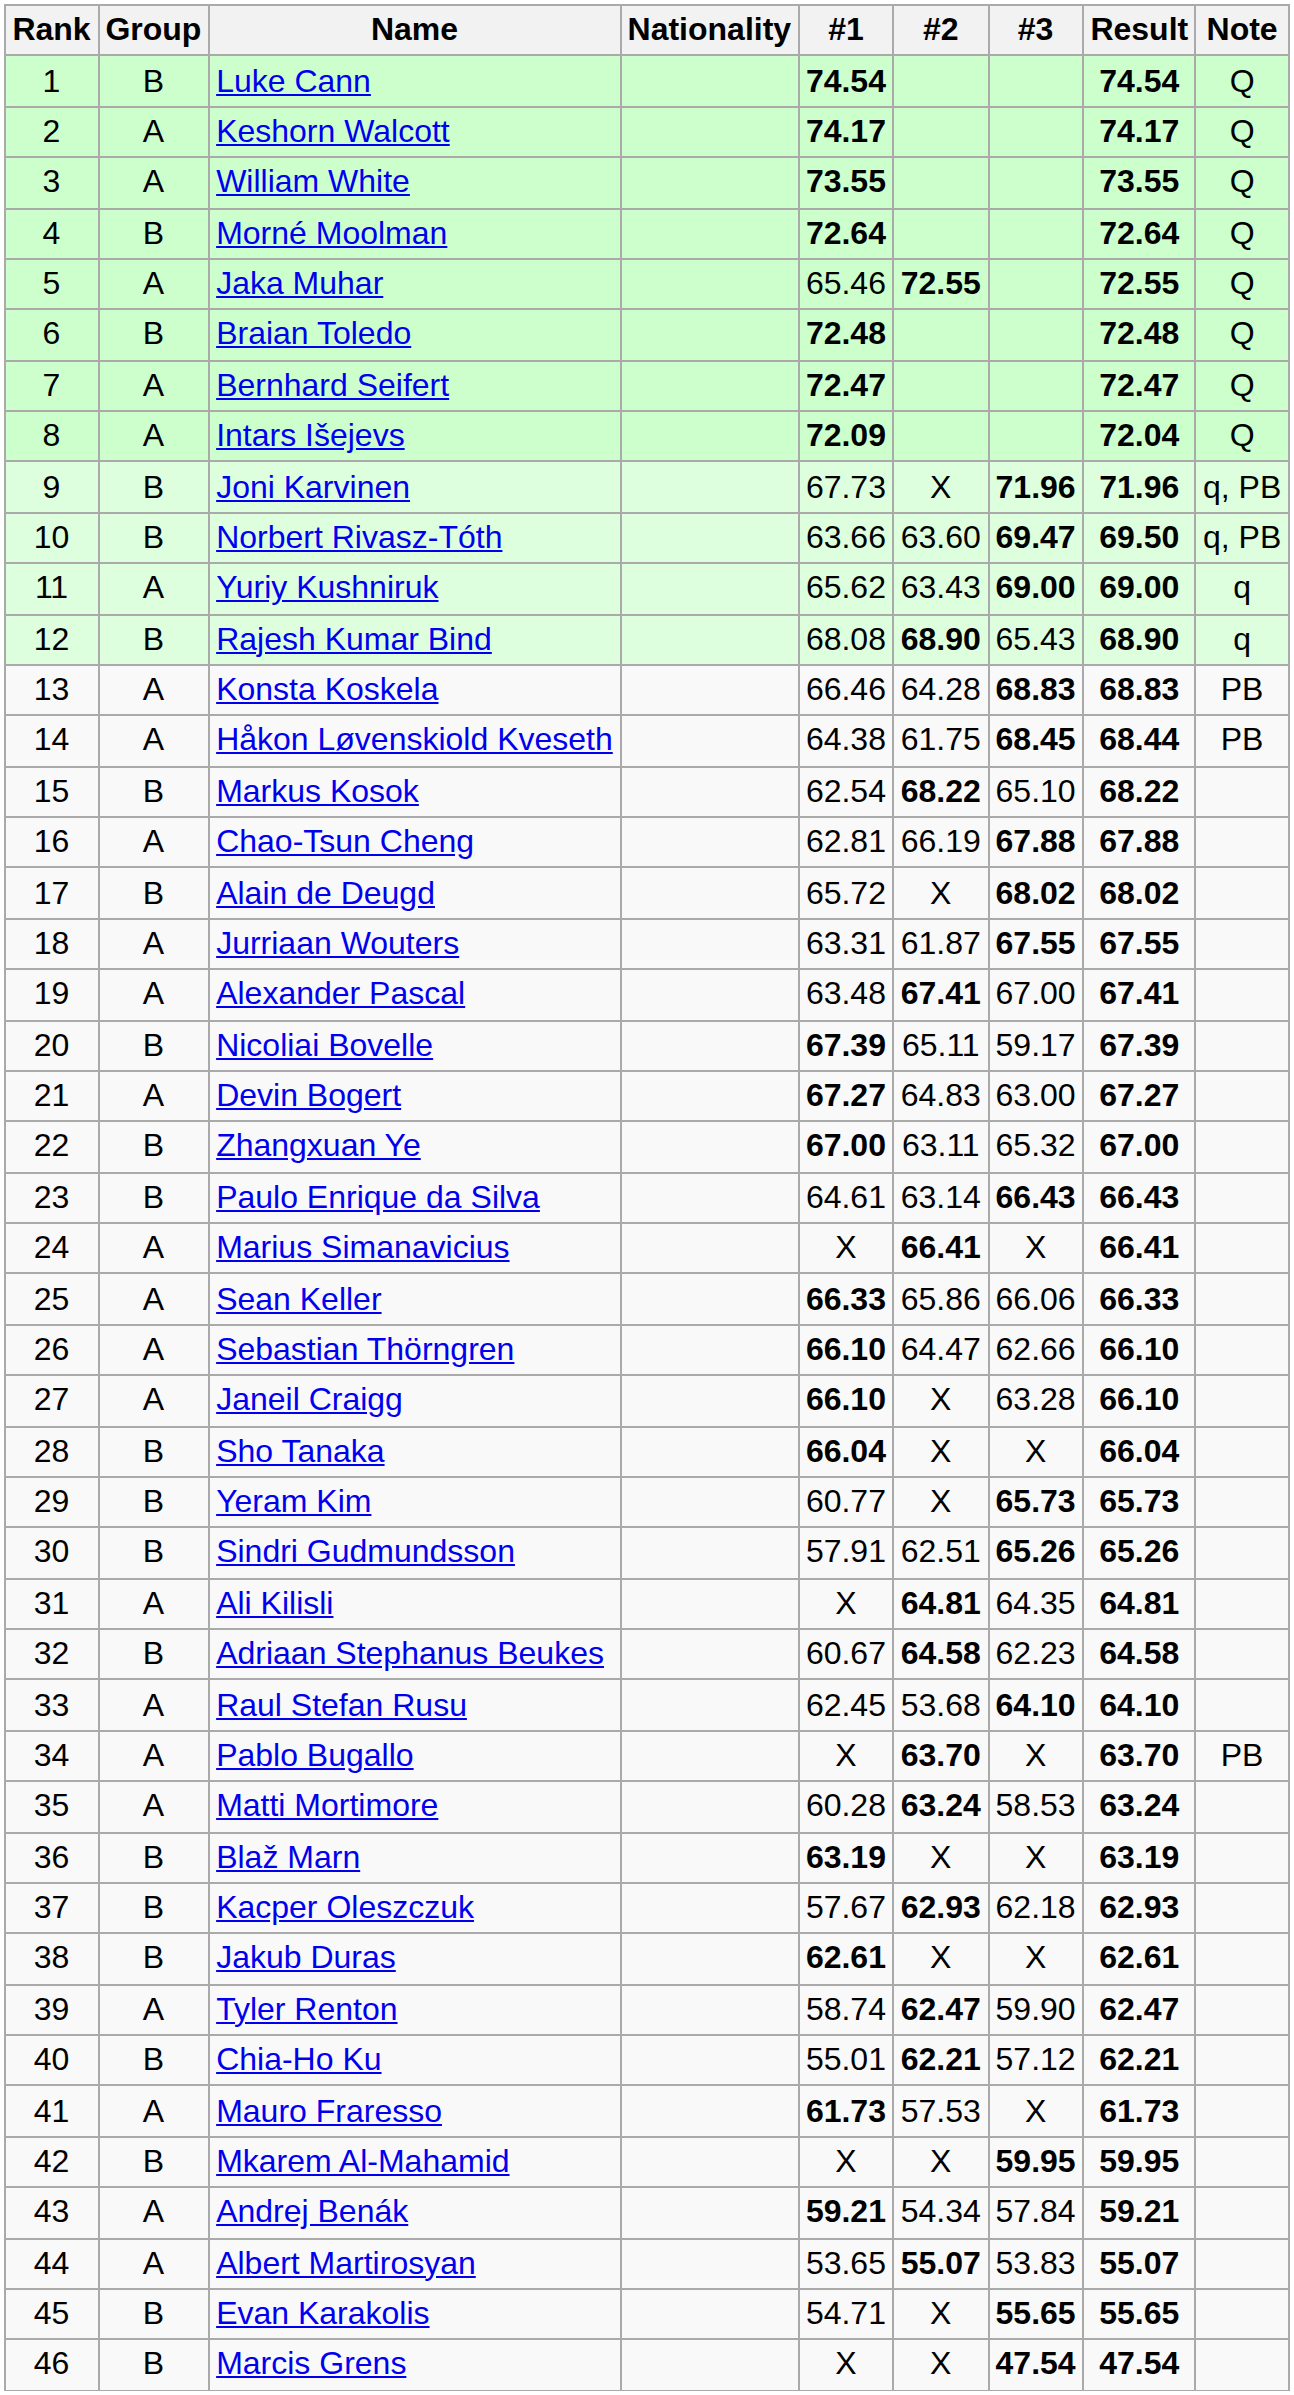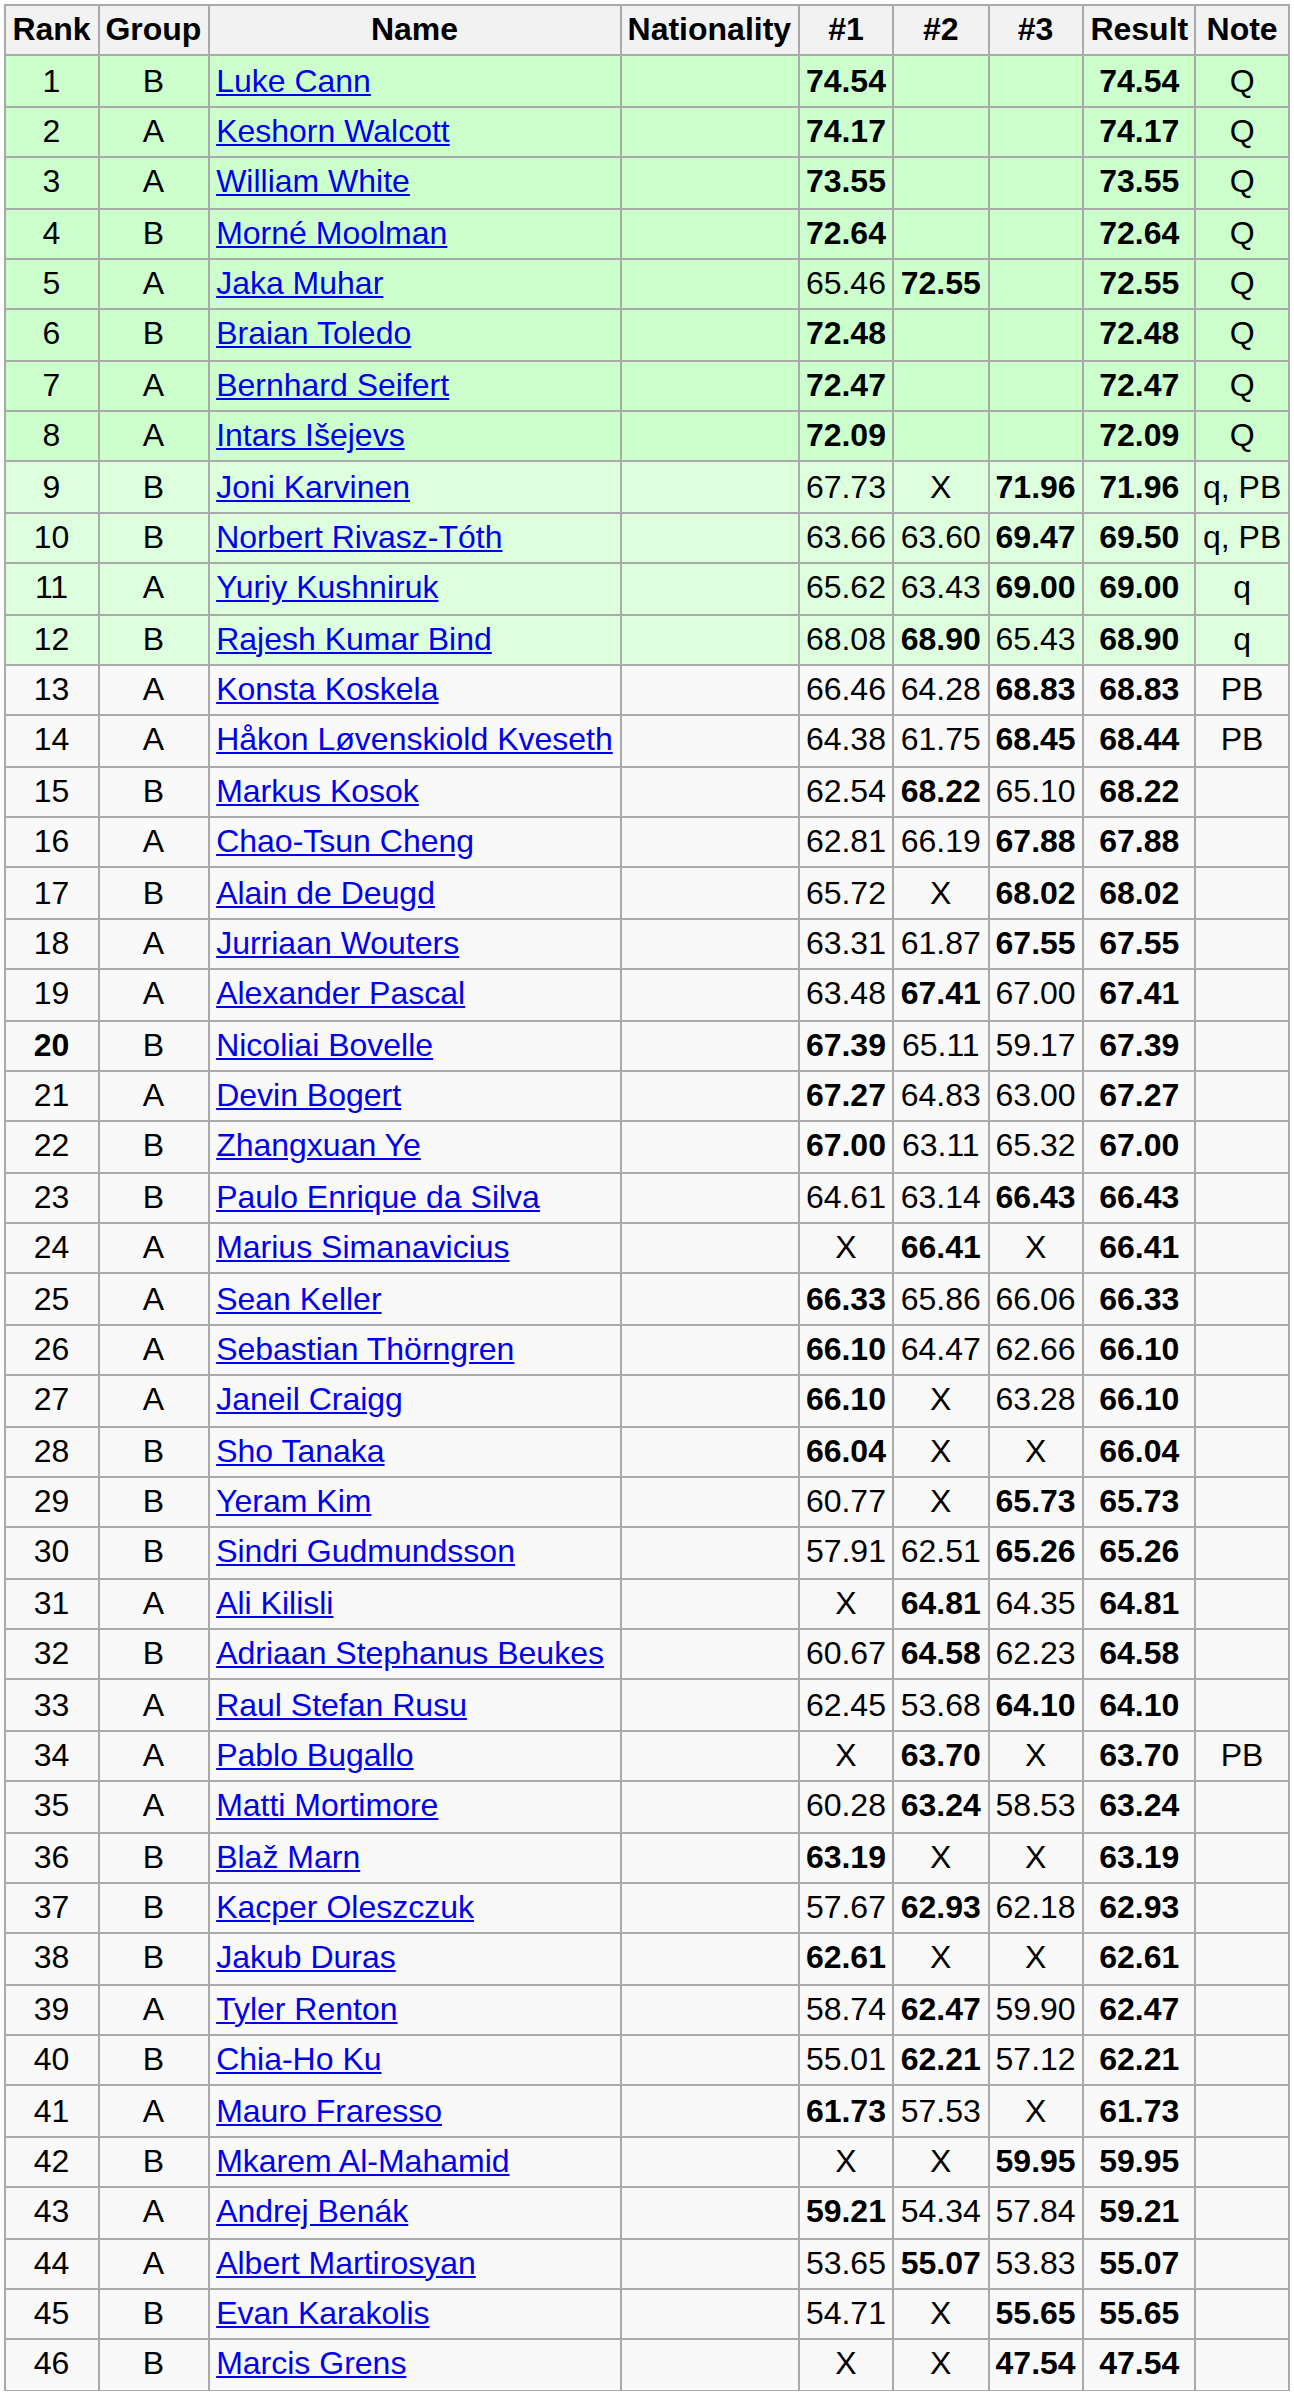(1139, 435) 72.04 -> (1139, 435) 72.09
(51, 1044) normal -> (51, 1044) bold
